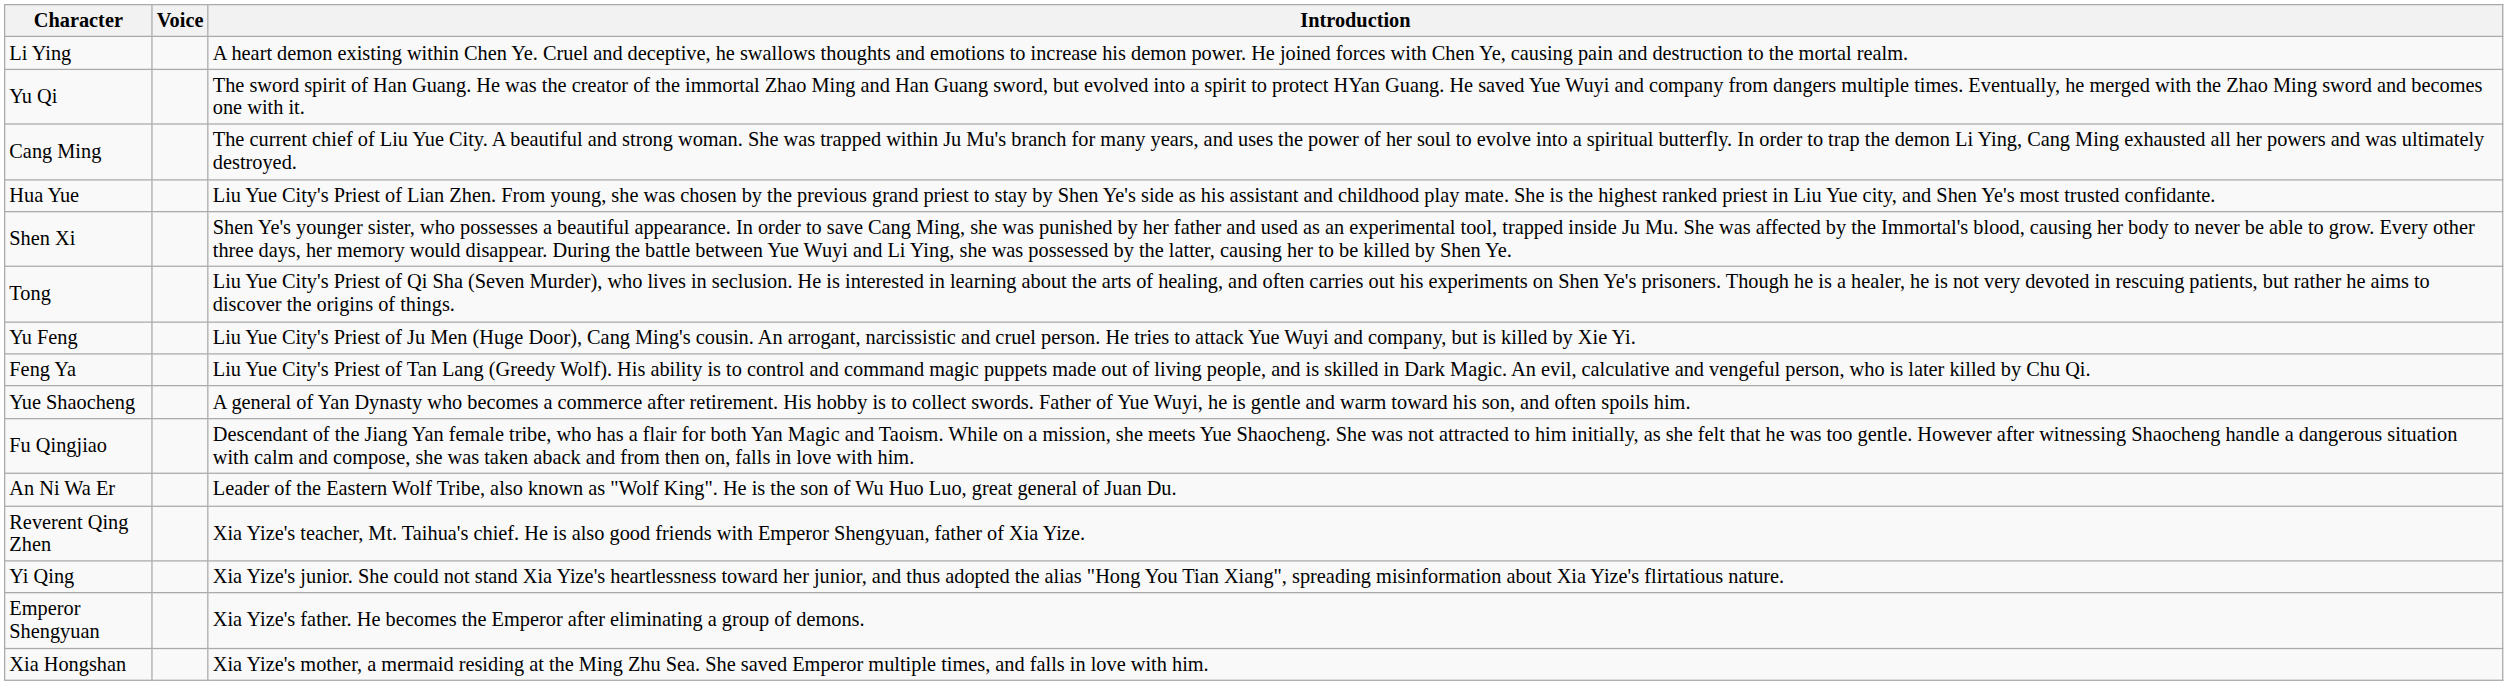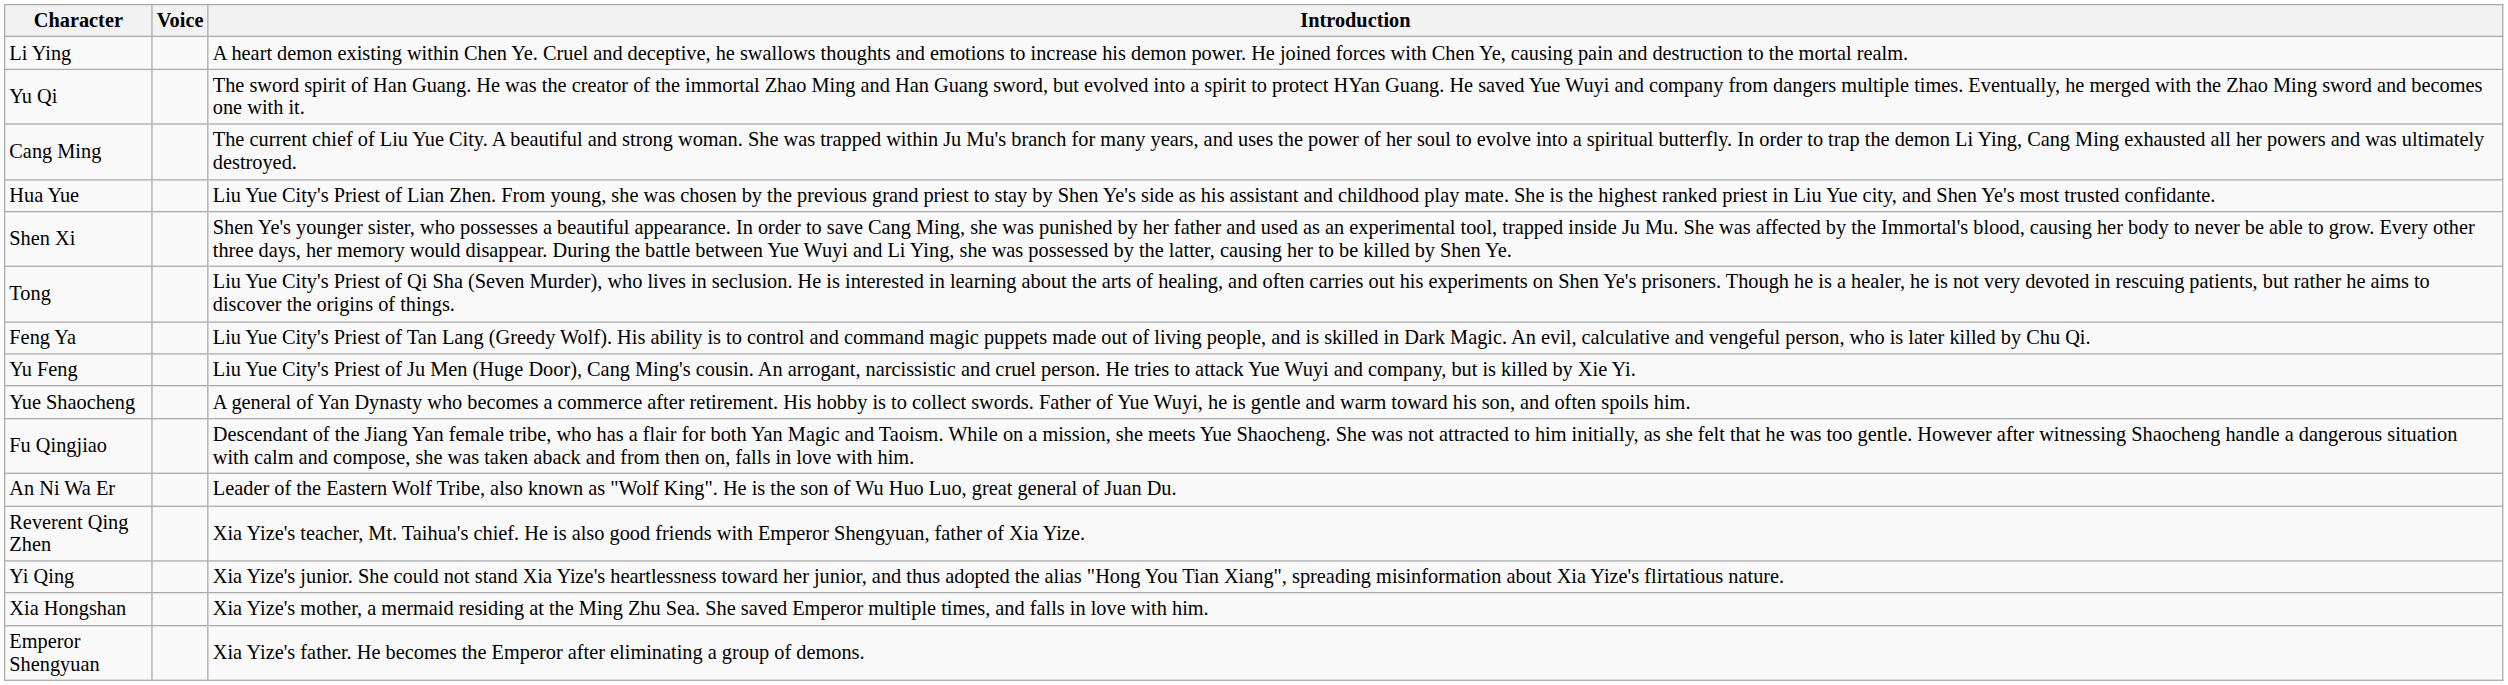rows swapped: (43, 369) <-> (43, 337)
rows swapped: (54, 620) <-> (68, 664)
